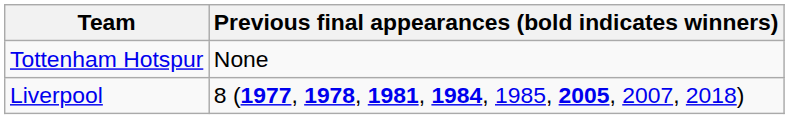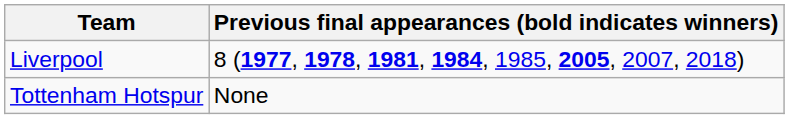rows swapped: (107, 58) <-> (56, 95)
